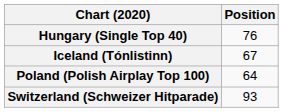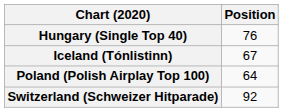(250, 96) 93 -> (250, 96) 92
